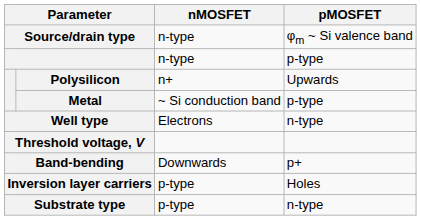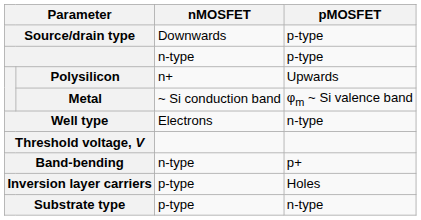(176, 37) n-type -> (192, 35) Downwards
(350, 37) φm ~ Si valence band -> (305, 35) p-type
(305, 100) p-type -> (350, 99) φm ~ Si valence band
(192, 163) Downwards -> (176, 163) n-type
